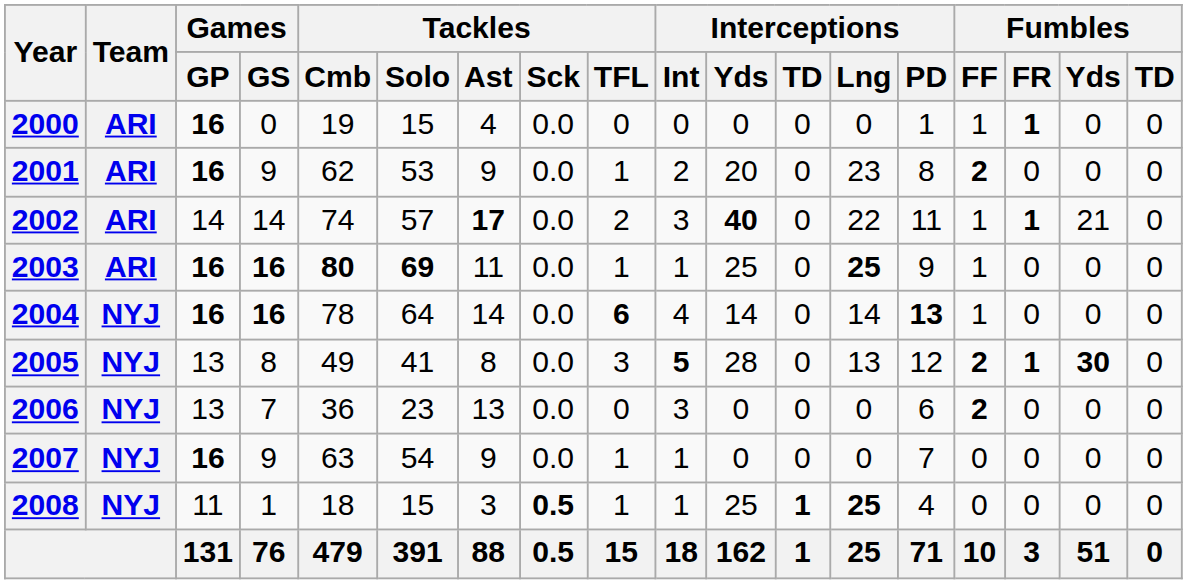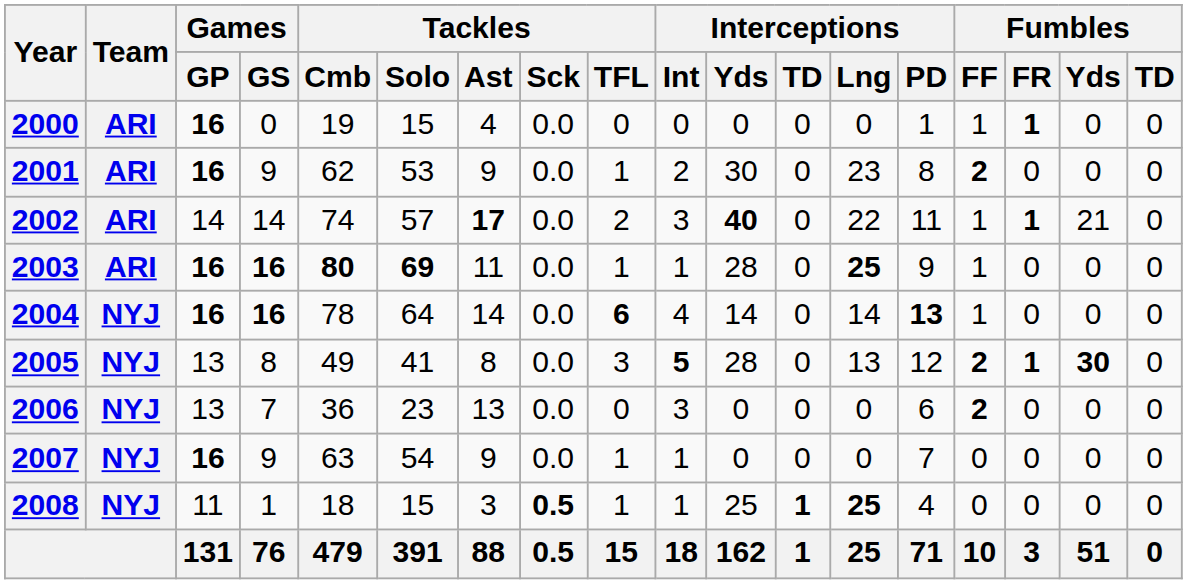(741, 171) 20 -> (741, 171) 30
(741, 266) 25 -> (741, 266) 28
